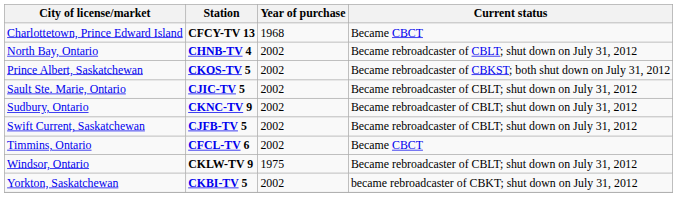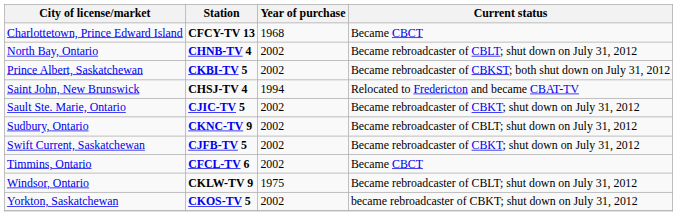(219, 70) CKOS-TV 5 -> (218, 70) CKBI-TV 5
+ row: (73, 88)
(494, 88) Became rebroadcaster of CBLT; shut down on July 31, 2012 -> (495, 107) Became rebroadcaster of CBKT; shut down on July 31, 2012
(494, 126) Became rebroadcaster of CBLT; shut down on July 31, 2012 -> (495, 145) Became rebroadcaster of CBKT; shut down on July 31, 2012
(218, 182) CKBI-TV 5 -> (219, 201) CKOS-TV 5
